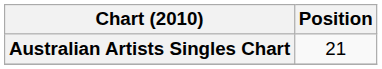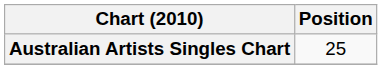(336, 49) 21 -> (336, 49) 25
